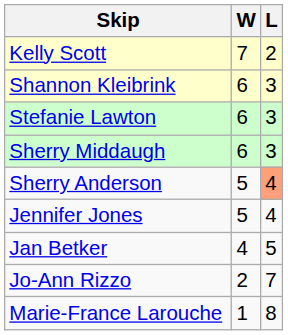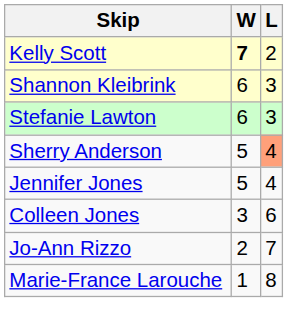(242, 53) normal -> (242, 53) bold
- row: (87, 150)
- row: (58, 248)
+ row: (74, 215)
